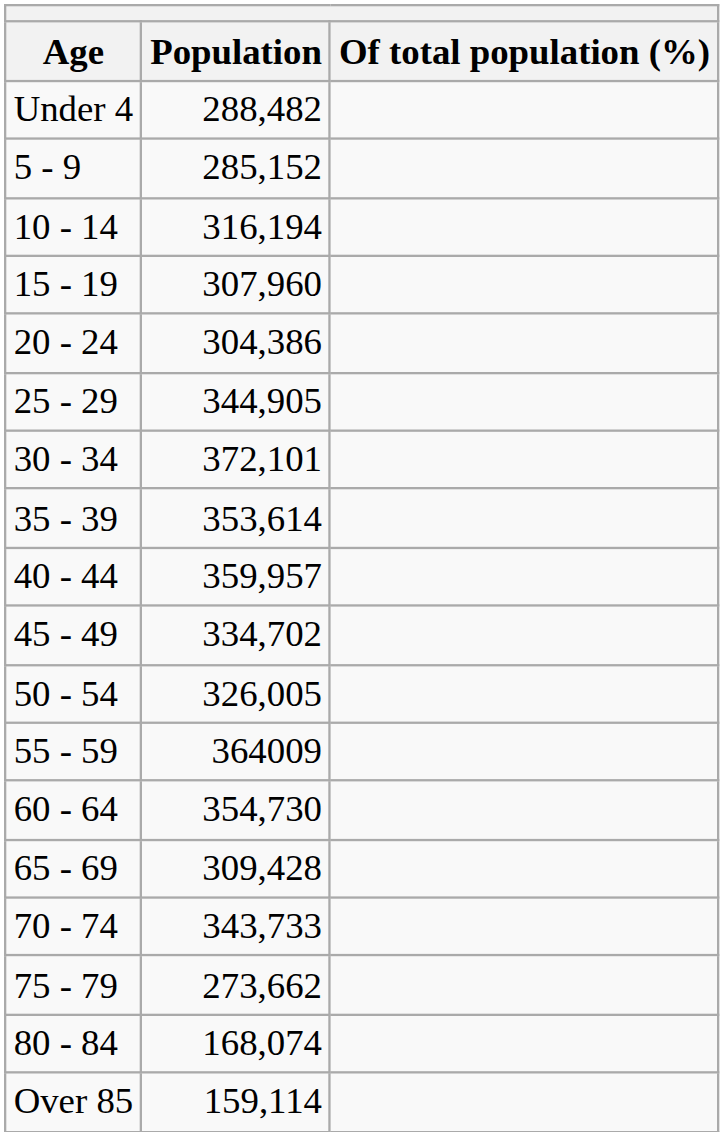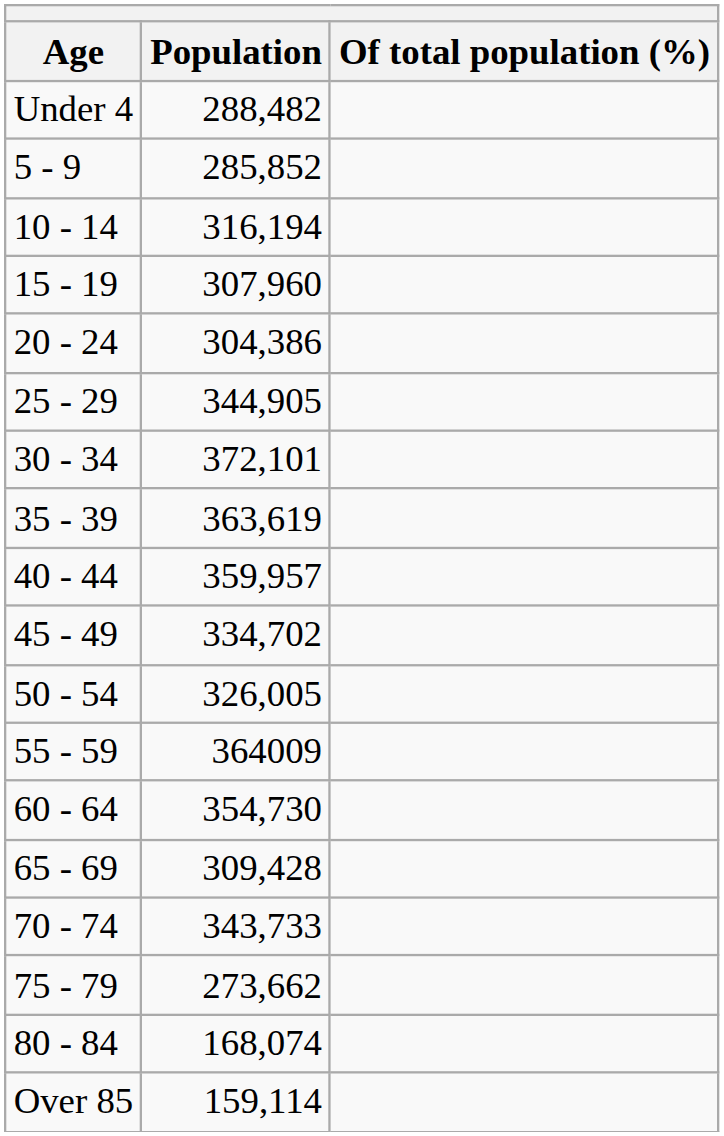(262, 167) 285,152 -> (262, 167) 285,852
(262, 517) 353,614 -> (262, 517) 363,619
